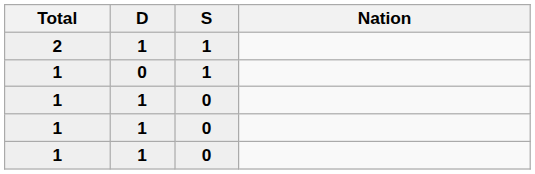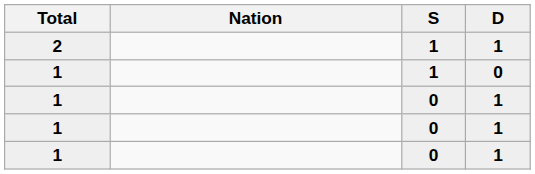columns swapped: (385, 19) <-> (142, 19)
